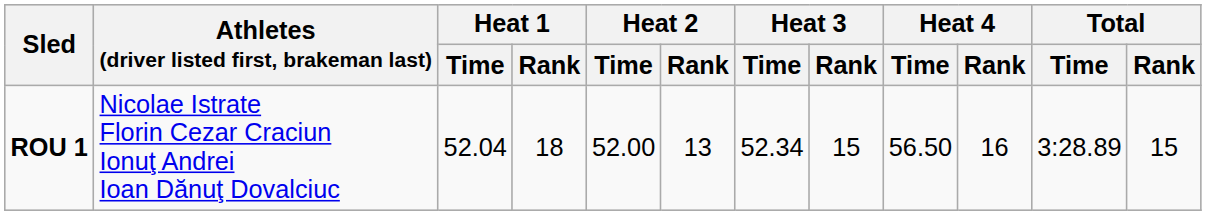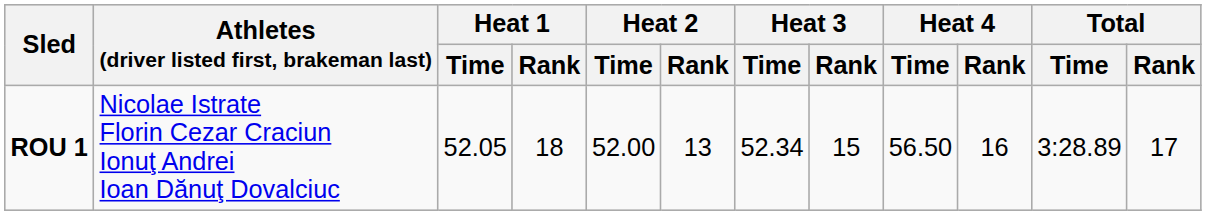(475, 147) 52.04 -> (475, 147) 52.05
(1164, 147) 15 -> (1164, 147) 17
